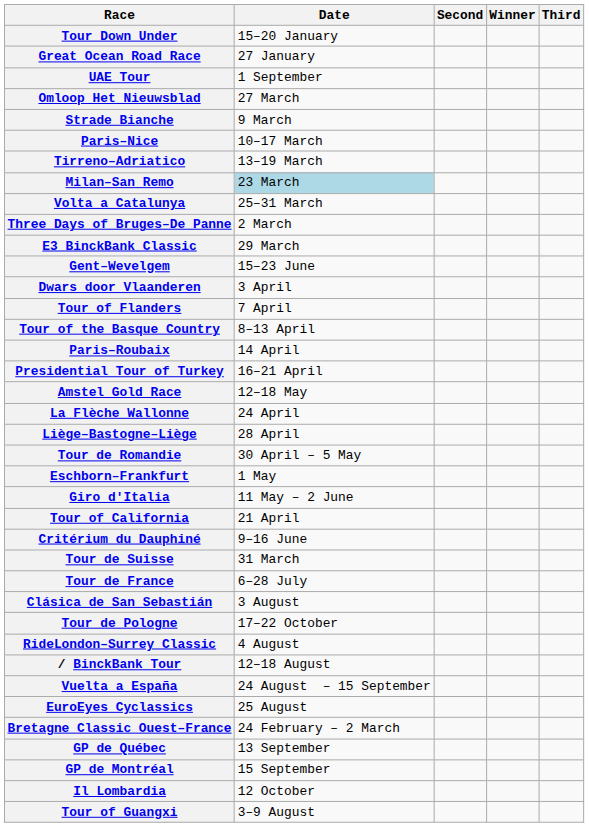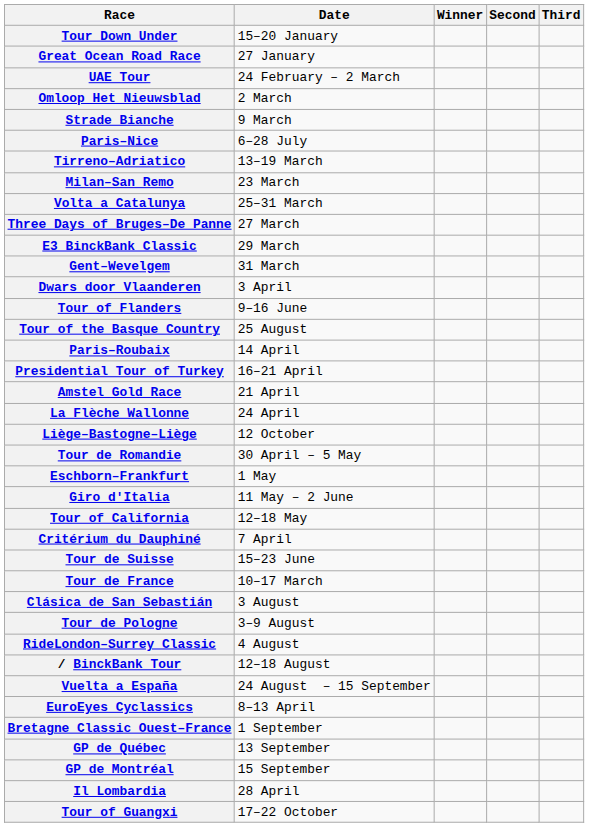columns swapped: (513, 15) <-> (460, 15)
(280, 78) 1 September -> (319, 78) 24 February – 2 March
(269, 99) 27 March -> (265, 99) 2 March
(280, 141) 10–17 March -> (272, 141) 6–28 July
(269, 183) lightblue background -> (269, 183) no background
(265, 225) 2 March -> (269, 225) 27 March
(276, 267) 15–23 June -> (269, 267) 31 March
(265, 309) 7 April -> (272, 309) 9–16 June
(276, 330) 8–13 April -> (272, 330) 25 August
(272, 393) 12–18 May -> (269, 393) 21 April
(269, 434) 28 April -> (276, 434) 12 October
(269, 518) 21 April -> (272, 518) 12–18 May
(272, 539) 9–16 June -> (265, 539) 7 April
(269, 560) 31 March -> (276, 560) 15–23 June
(272, 581) 6–28 July -> (280, 581) 10–17 March
(288, 623) 17–22 October -> (276, 623) 3–9 August
(272, 707) 25 August -> (276, 707) 8–13 April
(319, 728) 24 February – 2 March -> (280, 728) 1 September
(276, 791) 12 October -> (269, 791) 28 April
(276, 812) 3–9 August -> (288, 812) 17–22 October
